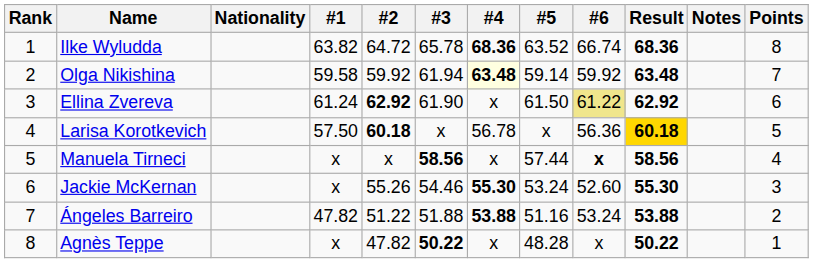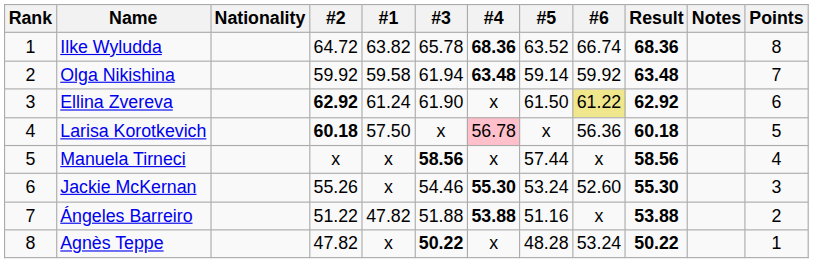columns swapped: (336, 18) <-> (388, 18)
(494, 74) lightyellow background -> (494, 74) no background
(494, 131) no background -> (494, 131) pink background
(656, 131) gold background -> (656, 131) no background
(599, 159) bold -> (599, 159) normal
(599, 215) 53.24 -> (599, 215) x
(599, 243) x -> (599, 243) 53.24
